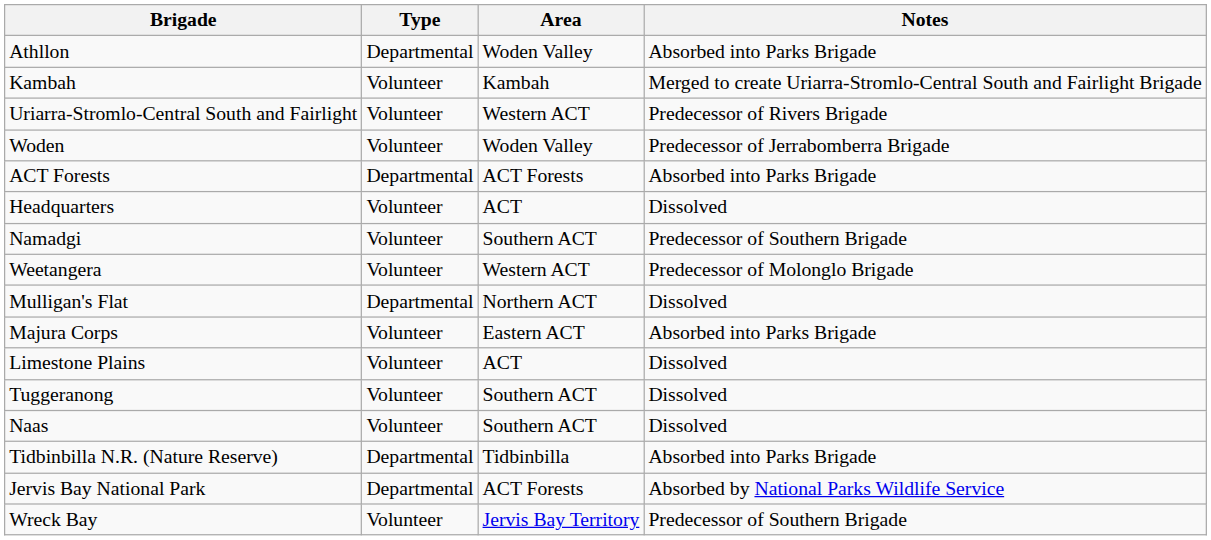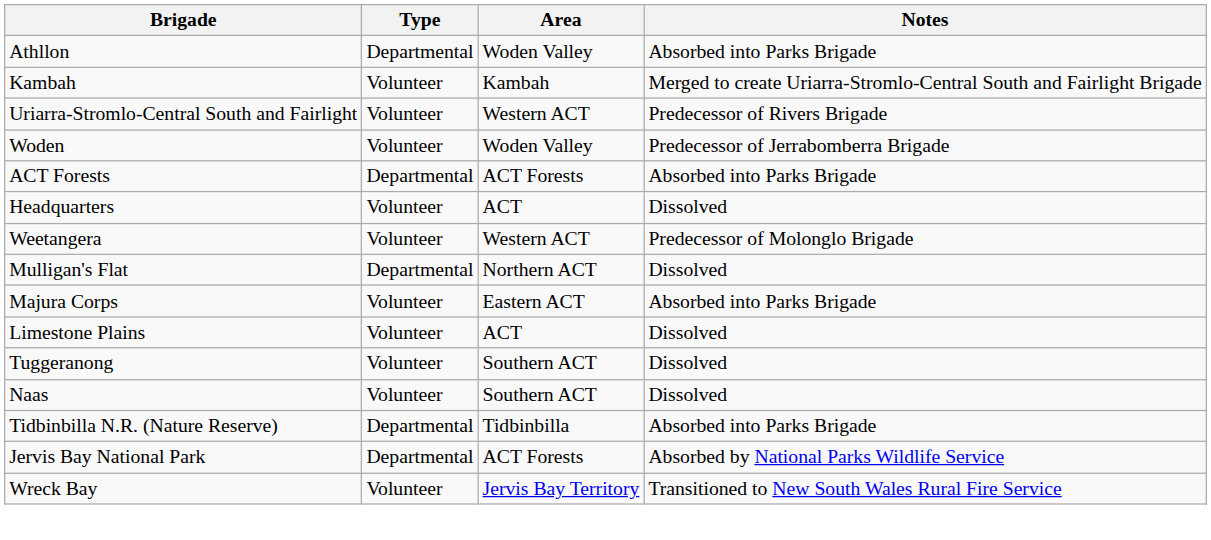- row: (45, 238)
(778, 519) Predecessor of Southern Brigade -> (855, 488) Transitioned to New South Wales Rural Fire Service
